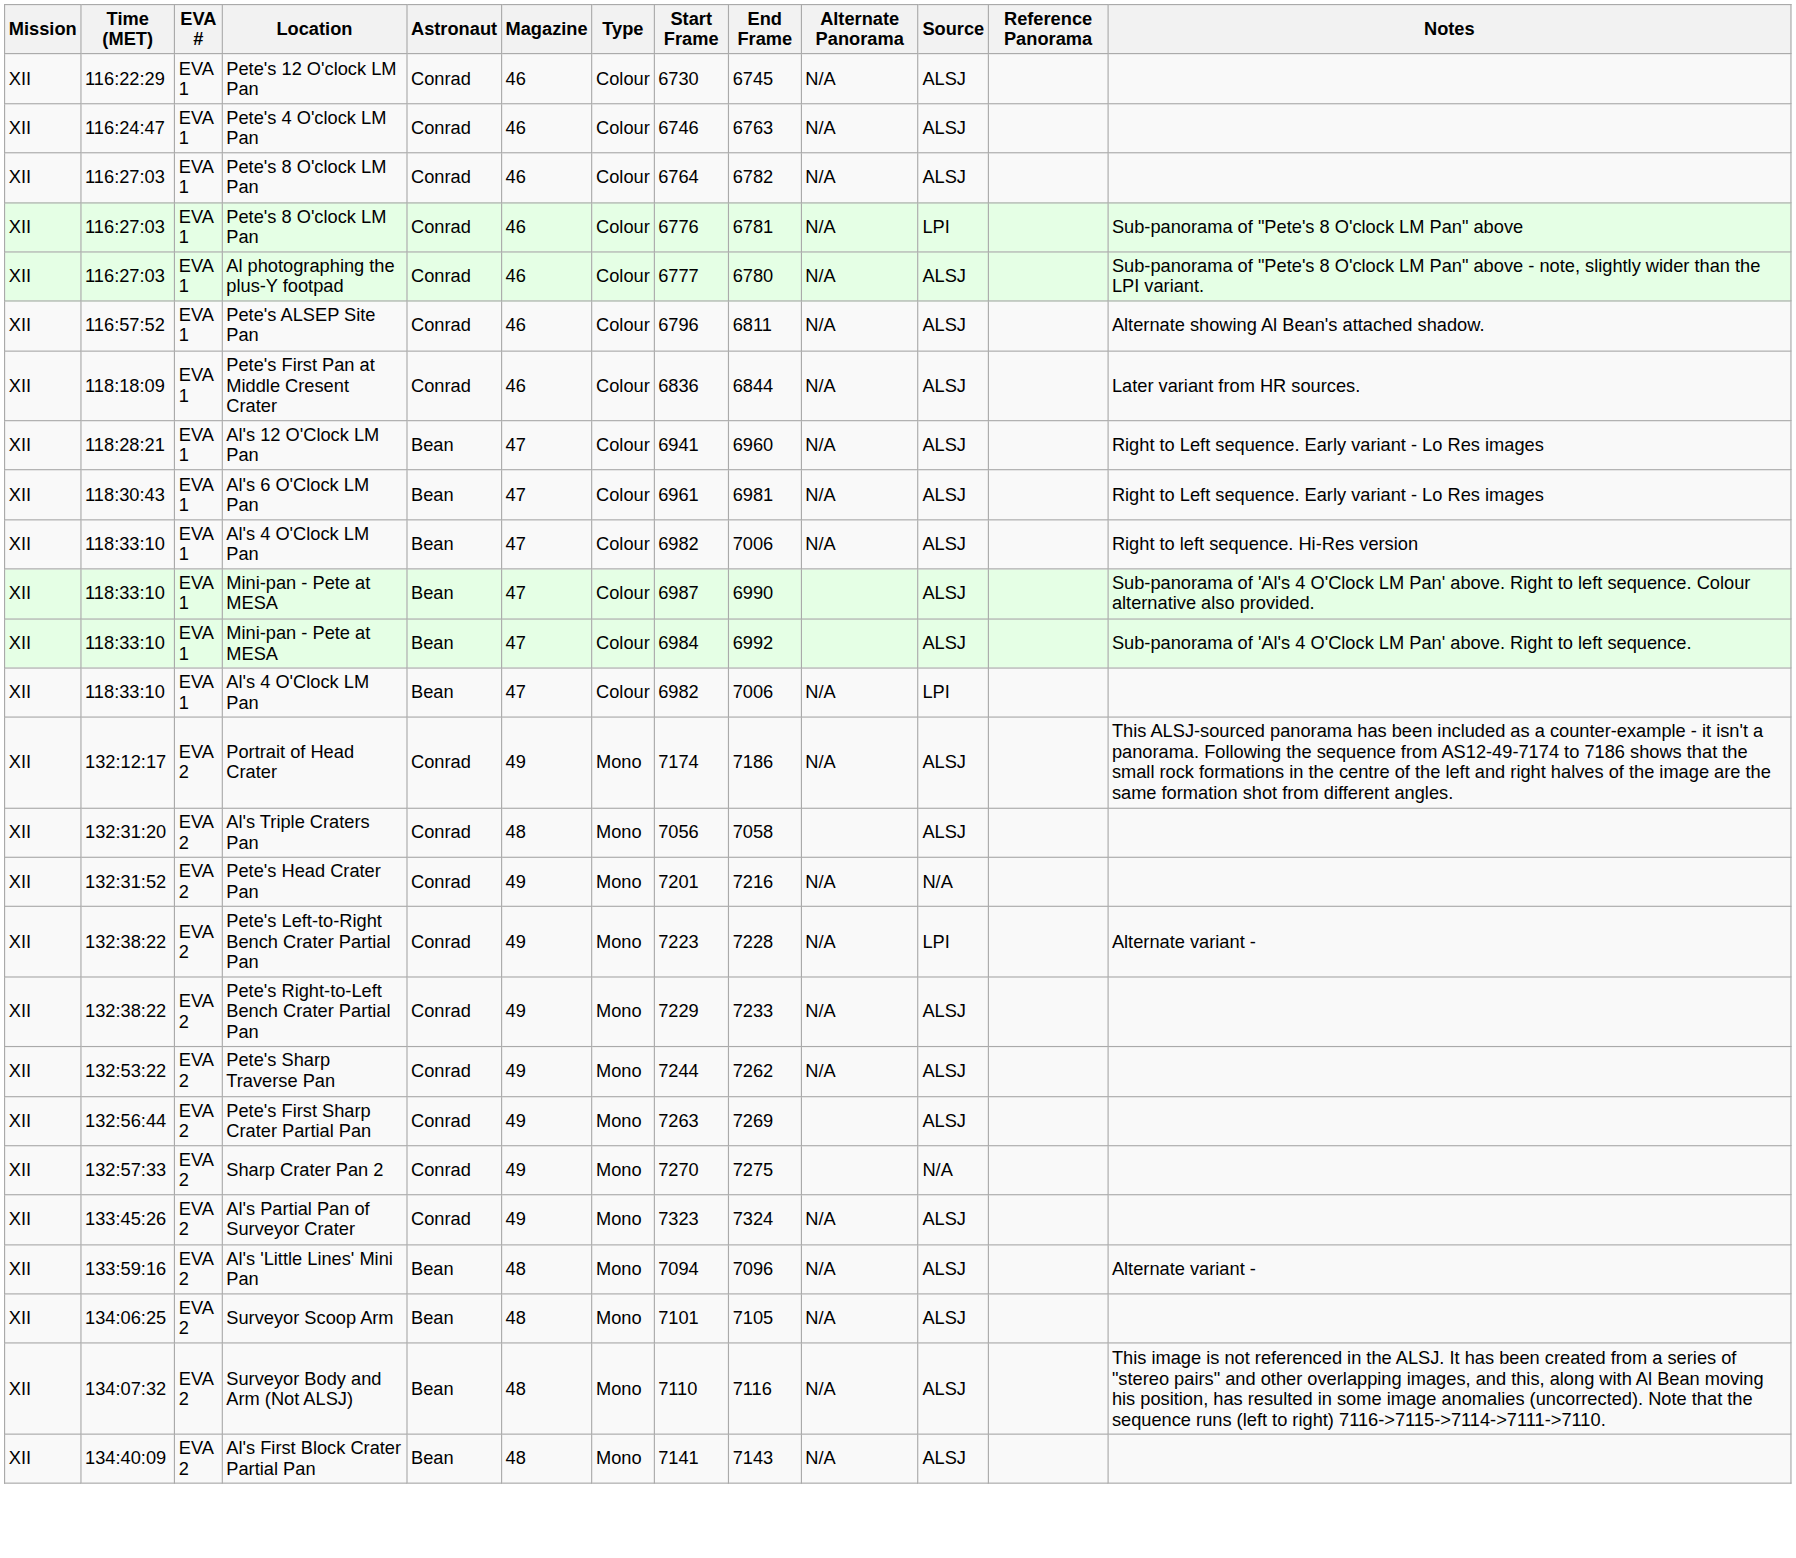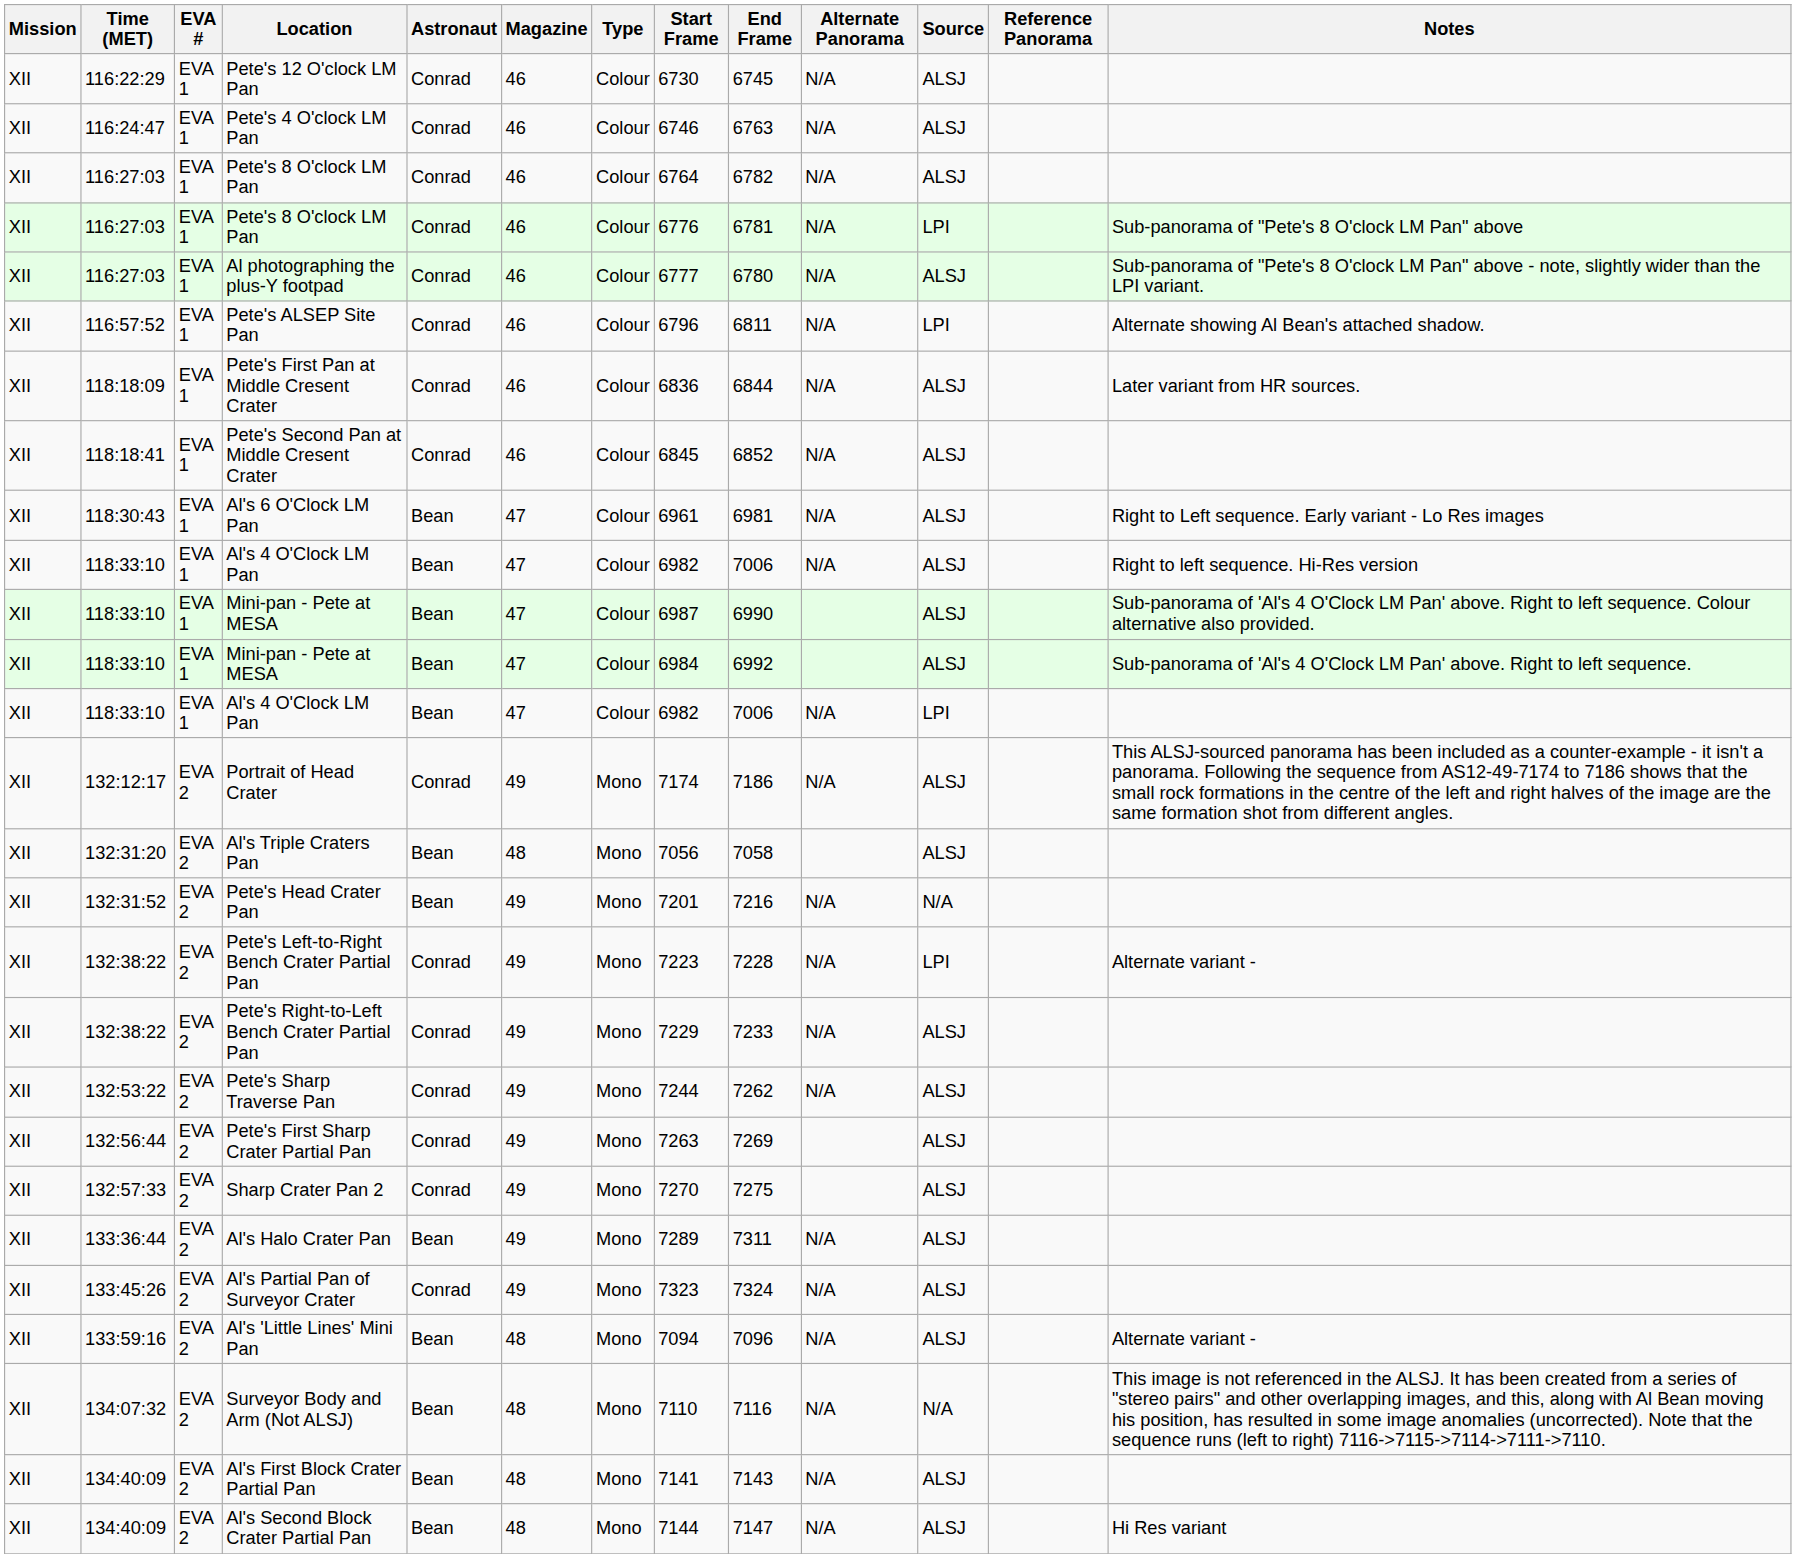(944, 325) ALSJ -> (936, 325) LPI
+ row: (125, 455)
- row: (125, 445)
(441, 832) Conrad -> (432, 853) Bean
(441, 881) Conrad -> (432, 902) Bean
(938, 1170) N/A -> (944, 1190) ALSJ
+ row: (126, 1240)
- row: (126, 1318)
(944, 1388) ALSJ -> (938, 1409) N/A
+ row: (126, 1528)
